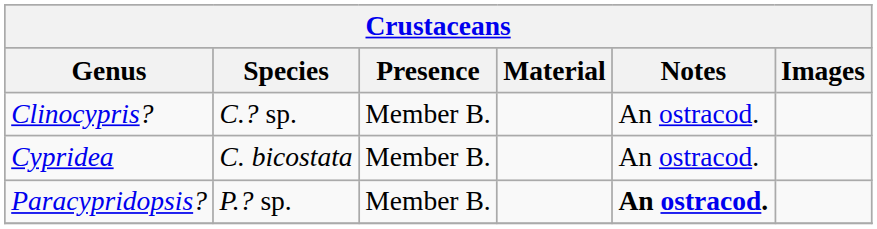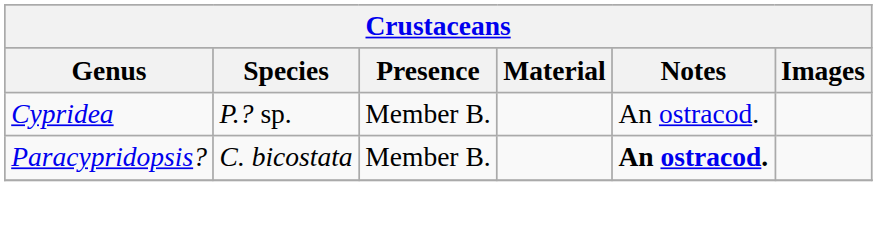- row: (82, 113)
(286, 157) C. bicostata -> (256, 113) P.? sp.
(256, 200) P.? sp. -> (286, 157) C. bicostata
